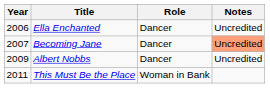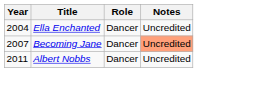(18, 28) 2006 -> (18, 28) 2004
(18, 59) 2009 -> (17, 59) 2011
- row: (84, 75)
